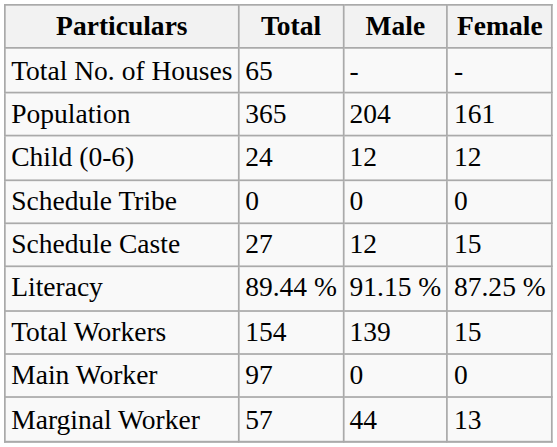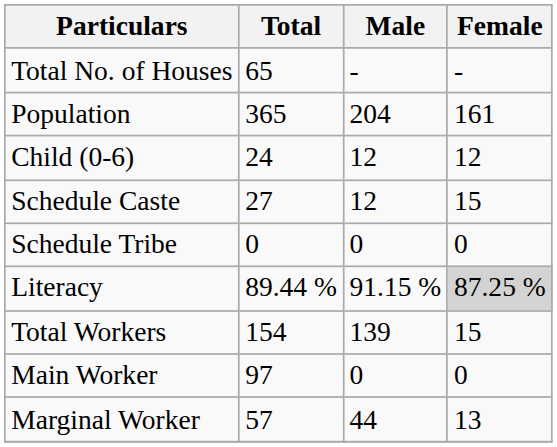rows swapped: (96, 244) <-> (94, 200)
(500, 288) no background -> (500, 288) lightgrey background
